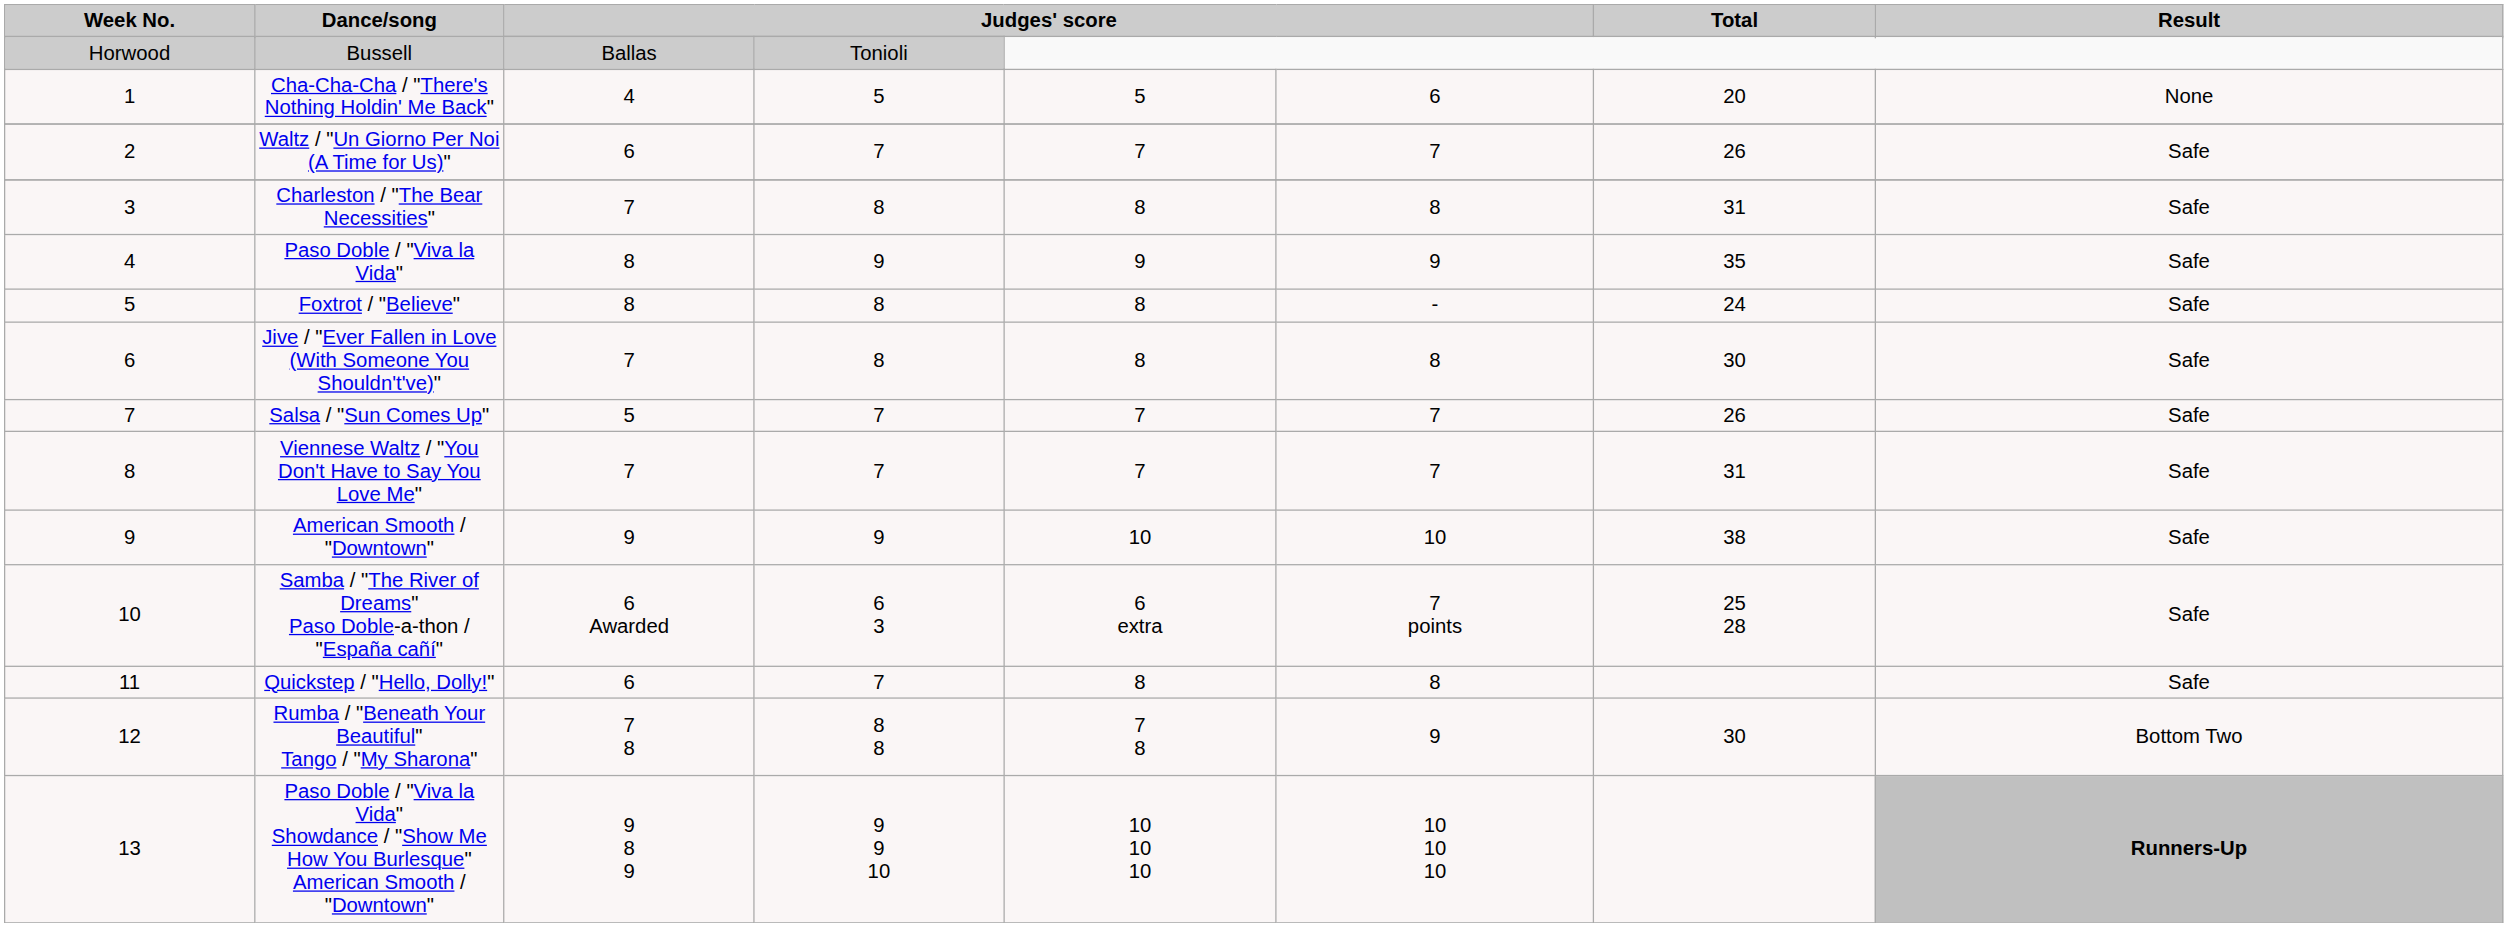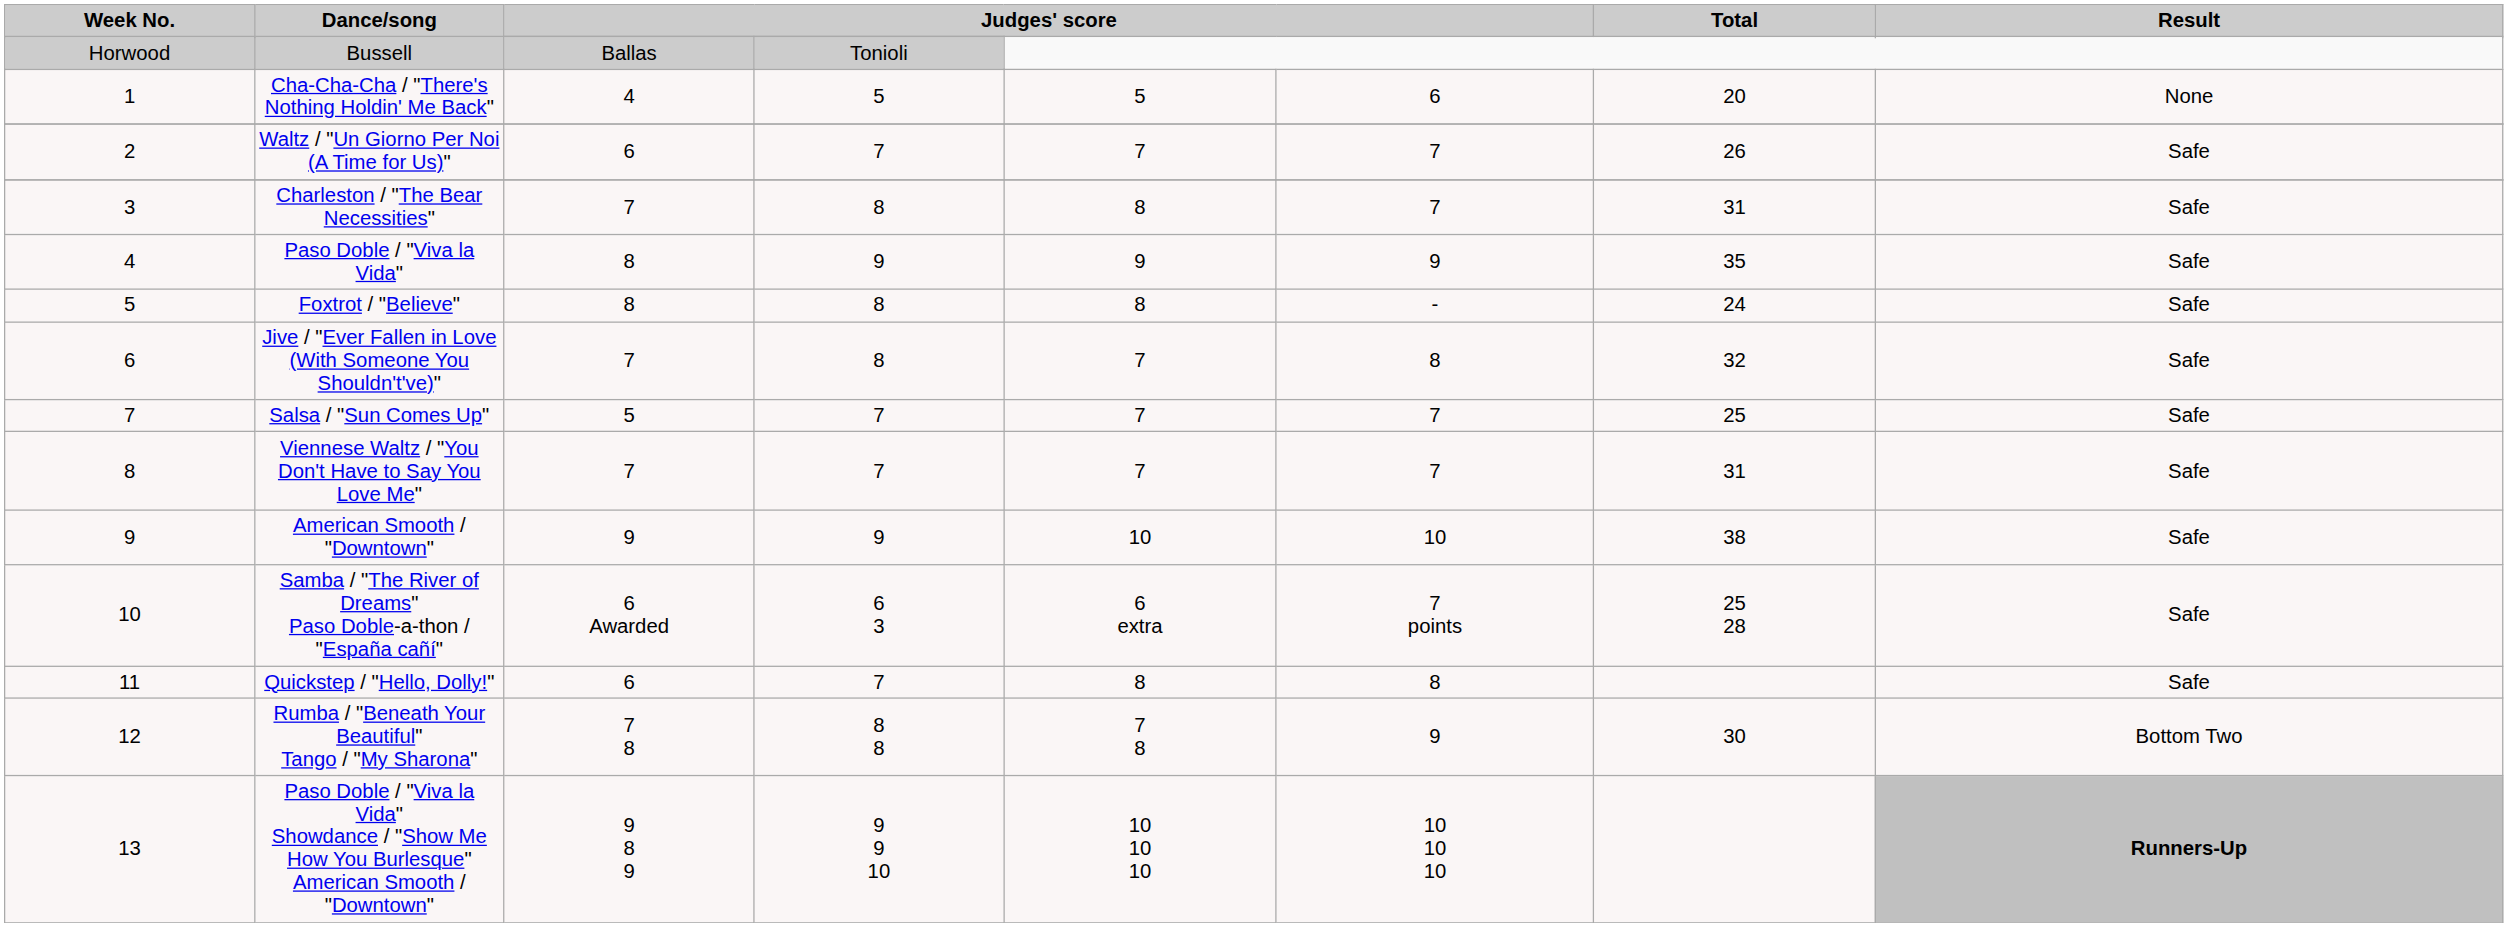(1435, 206) 8 -> (1435, 206) 7
(1140, 360) 8 -> (1140, 360) 7
(1735, 360) 30 -> (1735, 360) 32
(1735, 415) 26 -> (1735, 415) 25
